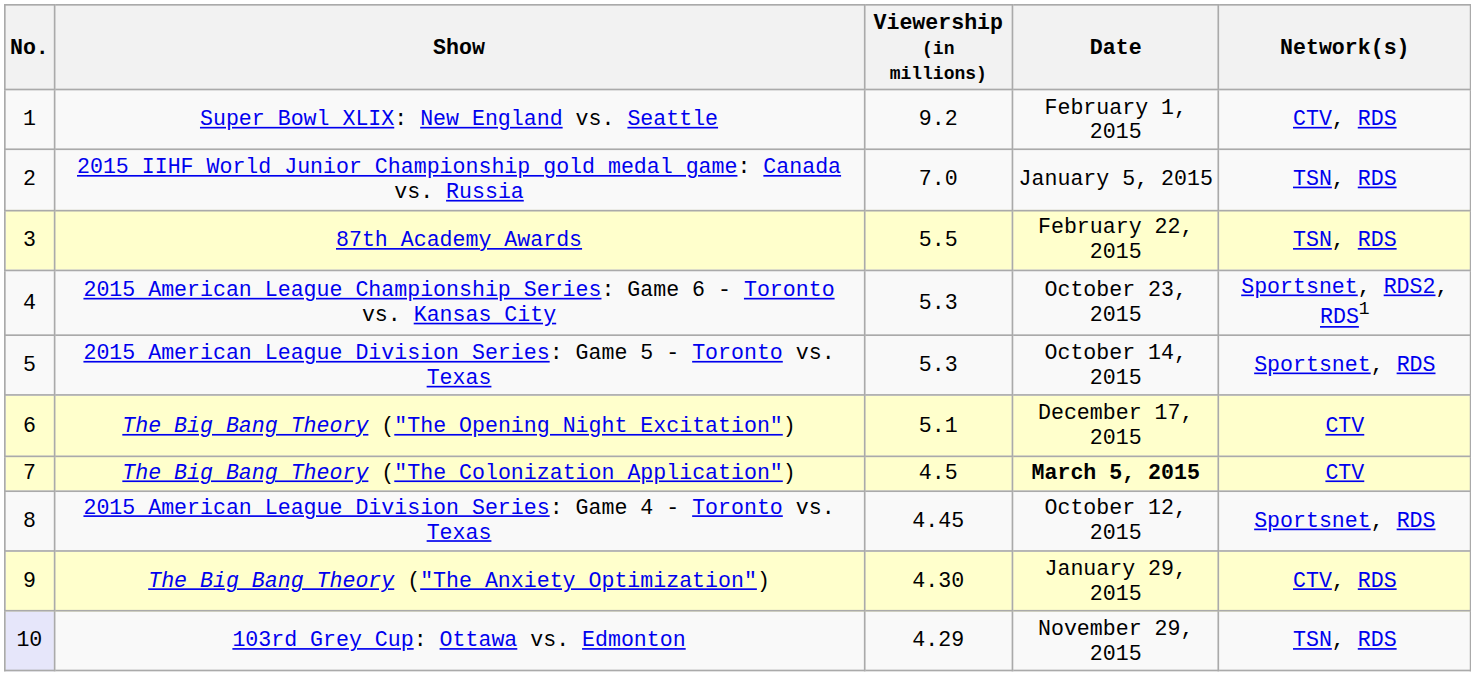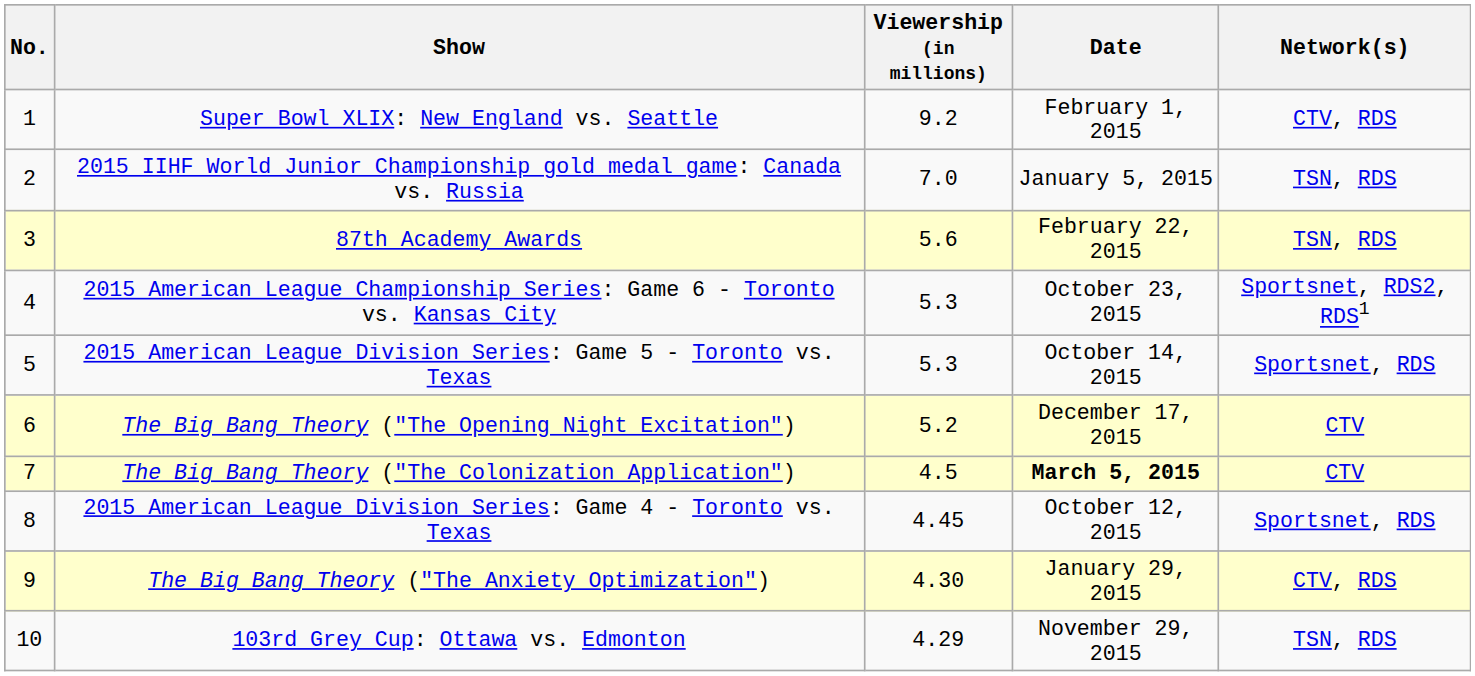(938, 240) 5.5 -> (938, 240) 5.6
(938, 426) 5.1 -> (938, 426) 5.2
(29, 641) lavender background -> (29, 641) no background
